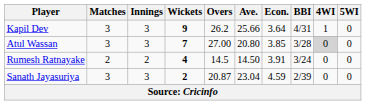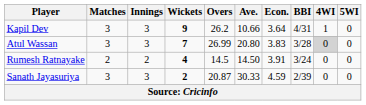(248, 28) 25.66 -> (248, 28) 10.66
(220, 44) 27.00 -> (220, 44) 26.99
(277, 44) 3.85 -> (277, 44) 3.83
(248, 76) 23.04 -> (248, 76) 30.33
